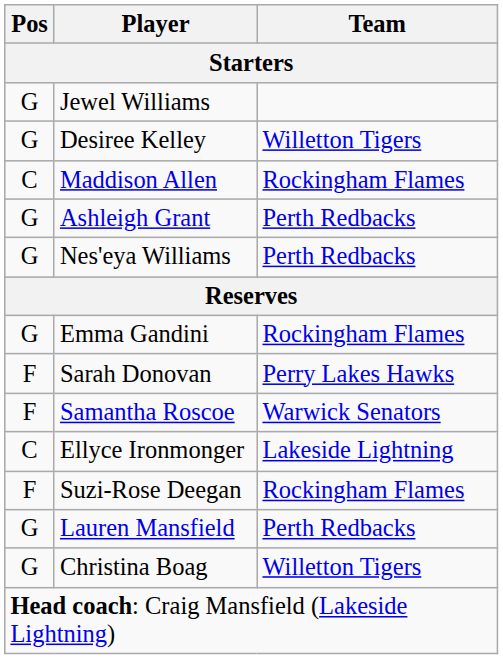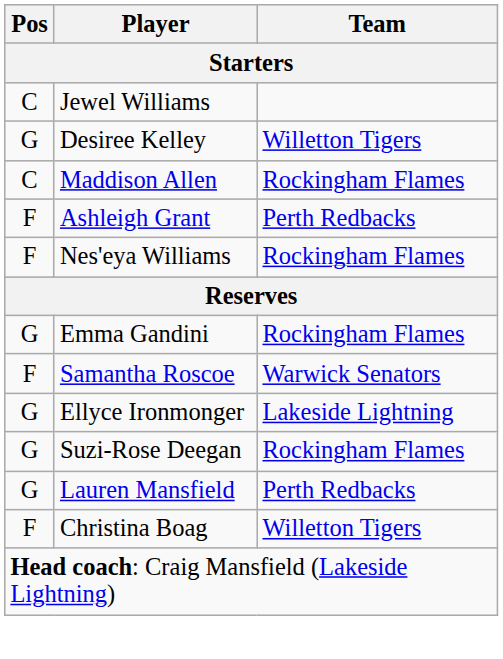(30, 101) G -> (30, 101) C
(30, 218) G -> (30, 218) F
(30, 256) G -> (30, 256) F
(339, 256) Perth Redbacks -> (363, 256) Rockingham Flames
- row: (136, 373)
(30, 450) C -> (30, 412) G
(30, 489) F -> (30, 450) G
(30, 567) G -> (30, 528) F
